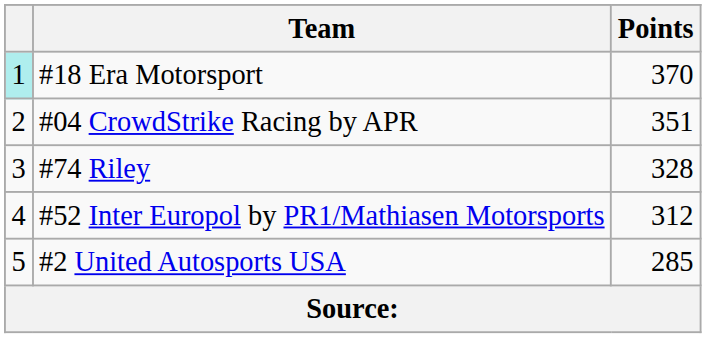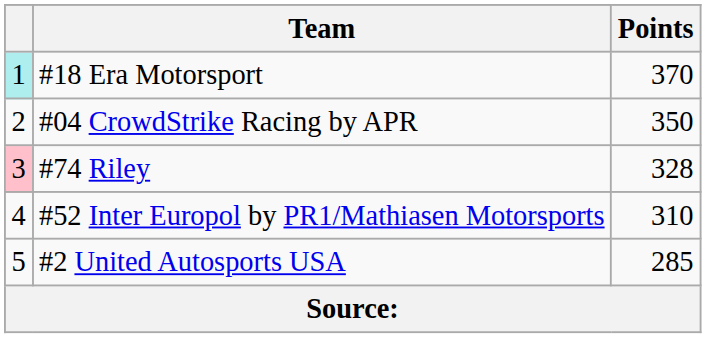(672, 121) 351 -> (672, 121) 350
(19, 168) no background -> (19, 168) pink background
(672, 215) 312 -> (672, 215) 310
